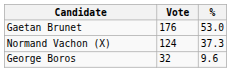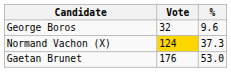rows swapped: (44, 28) <-> (41, 59)
(168, 44) no background -> (168, 44) gold background
